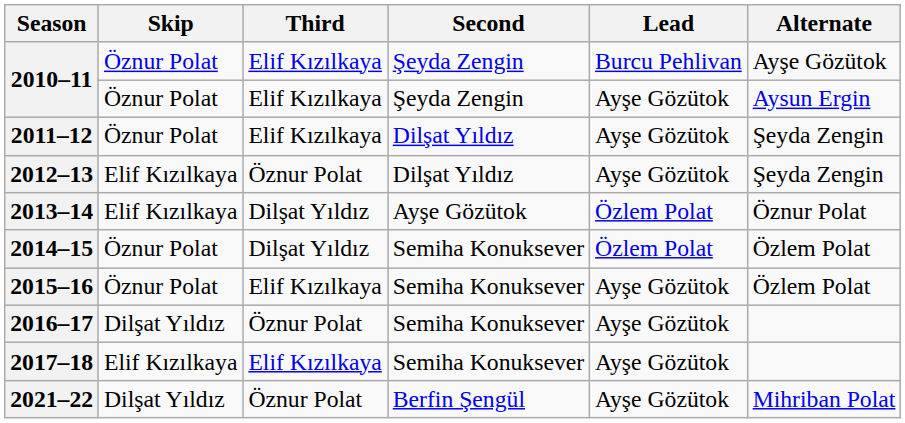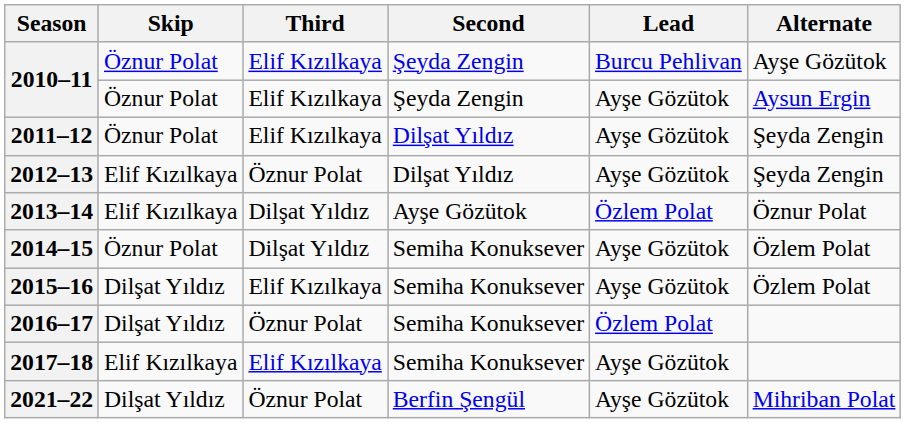(654, 248) Özlem Polat -> (662, 248) Ayşe Gözütok
(161, 286) Öznur Polat -> (164, 286) Dilşat Yıldız
(662, 323) Ayşe Gözütok -> (654, 323) Özlem Polat
